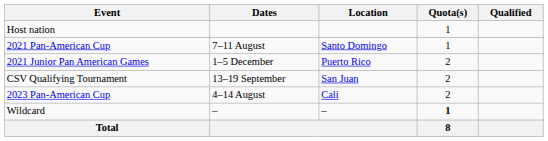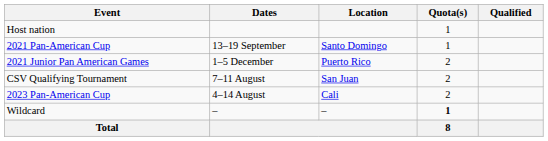(239, 45) 7–11 August -> (249, 45) 13–19 September
(249, 78) 13–19 September -> (239, 78) 7–11 August
